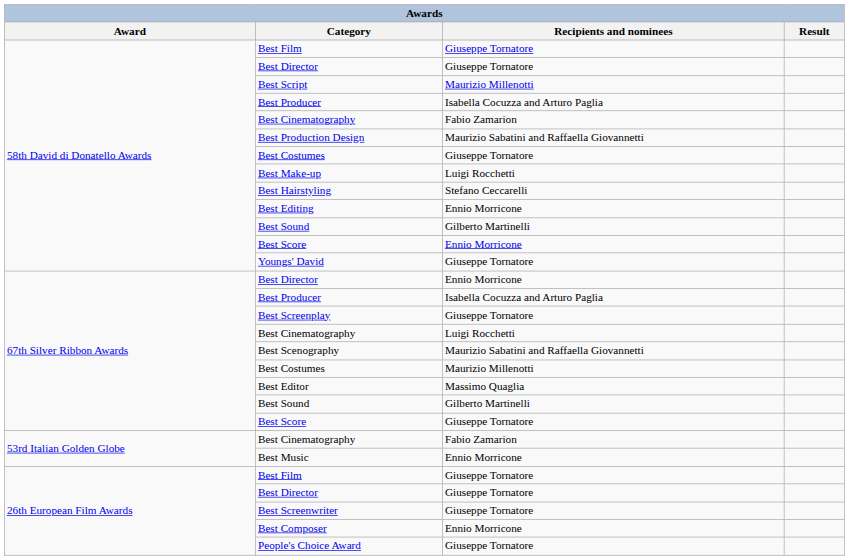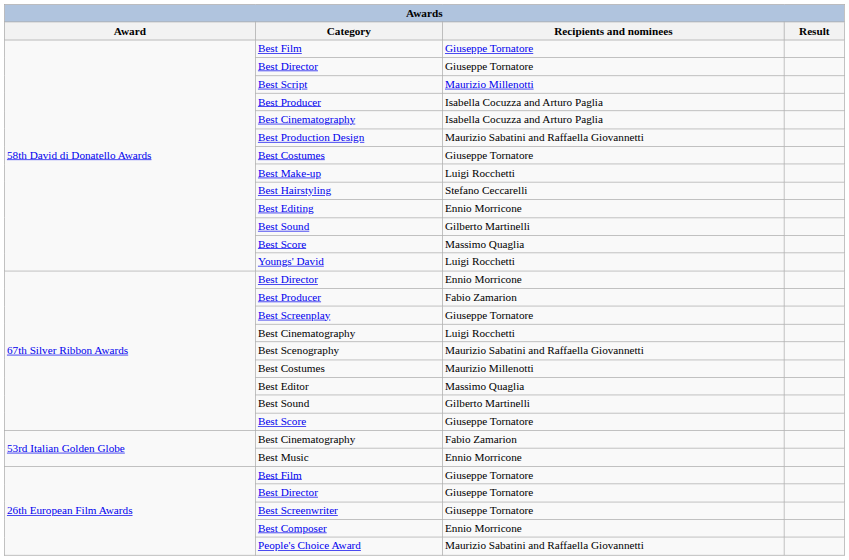(481, 119) Fabio Zamarion -> (524, 119) Isabella Cocuzza and Arturo Paglia
(483, 244) Ennio Morricone -> (485, 244) Massimo Quaglia
(489, 262) Giuseppe Tornatore -> (480, 262) Luigi Rocchetti
(524, 297) Isabella Cocuzza and Arturo Paglia -> (481, 297) Fabio Zamarion
(489, 546) Giuseppe Tornatore -> (544, 546) Maurizio Sabatini and Raffaella Giovannetti
